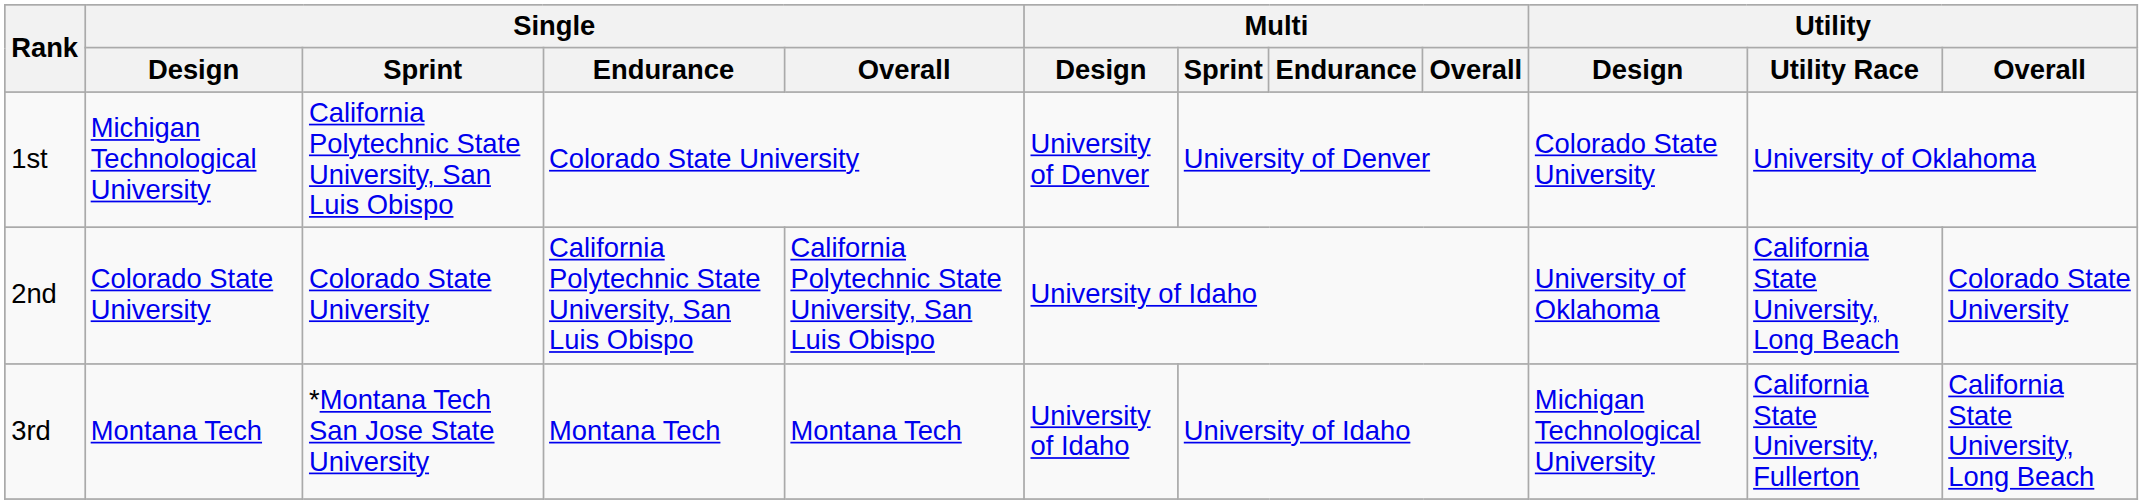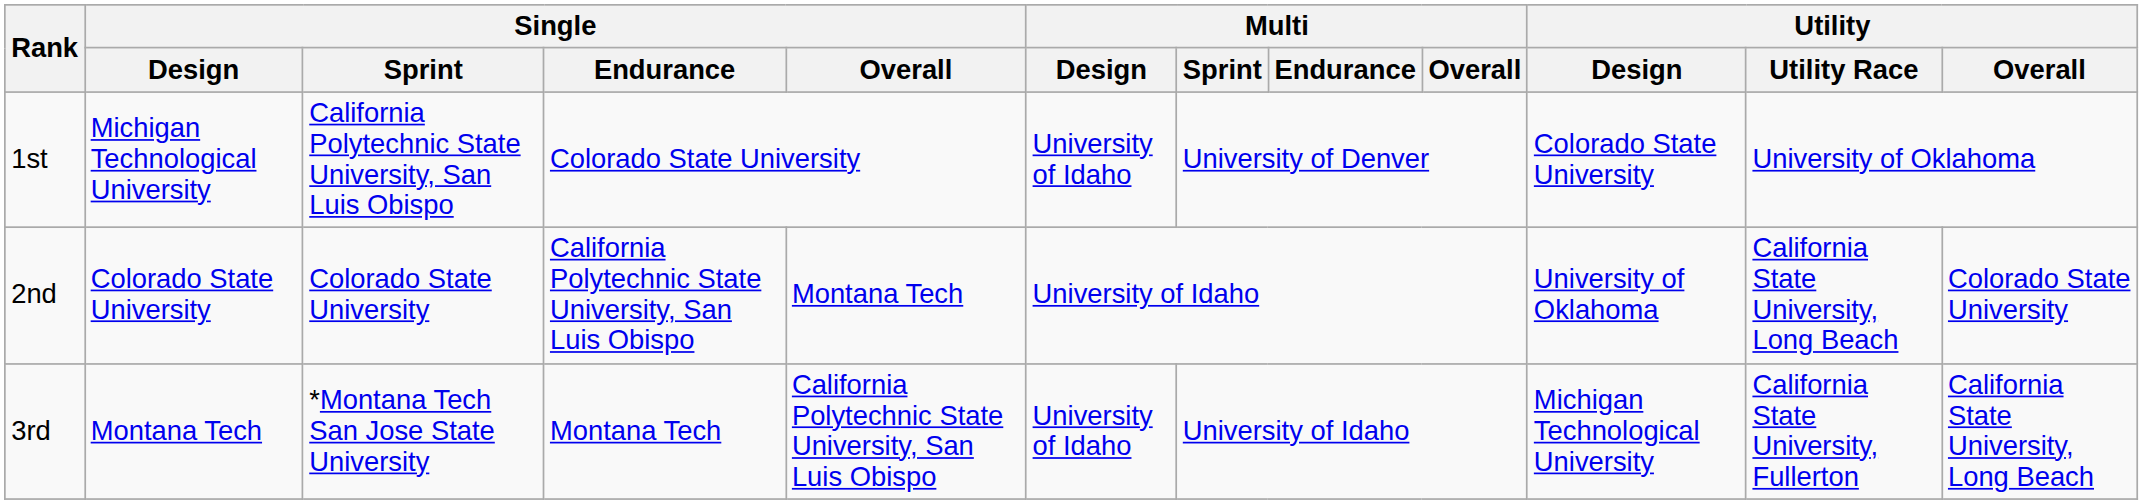(1091, 159) University of Denver -> (1093, 159) University of Idaho
(896, 294) California Polytechnic State University, San Luis Obispo -> (878, 294) Montana Tech
(876, 430) Montana Tech -> (898, 430) California Polytechnic State University, San Luis Obispo
